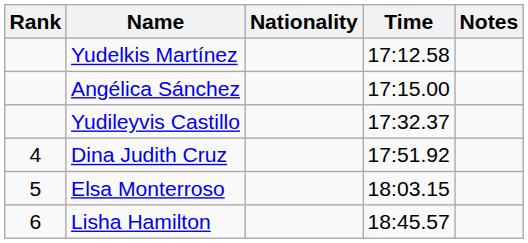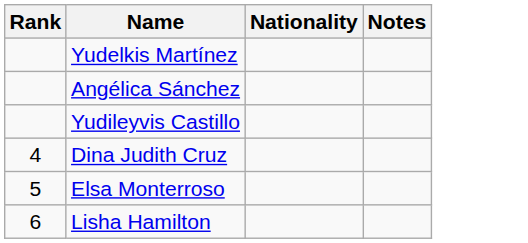- column: (409, 22)
